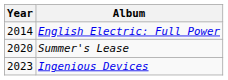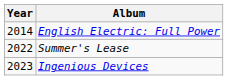(20, 48) 2020 -> (20, 48) 2022
